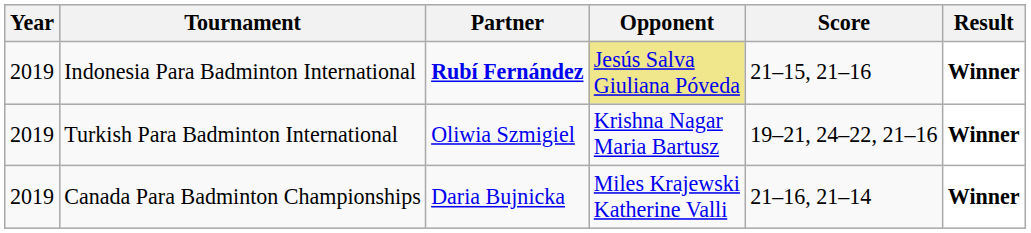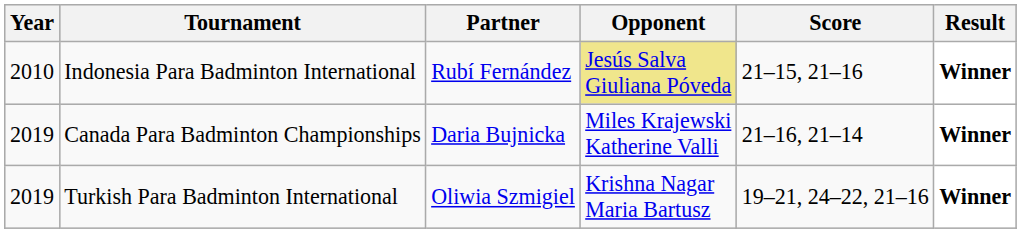(32, 72) 2019 -> (32, 72) 2010
(507, 72) bold -> (501, 72) normal
rows swapped: (243, 197) <-> (231, 134)
